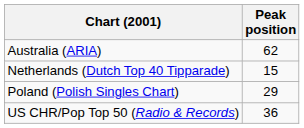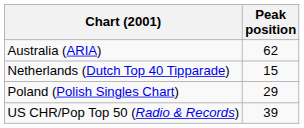(271, 112) 36 -> (271, 112) 39
